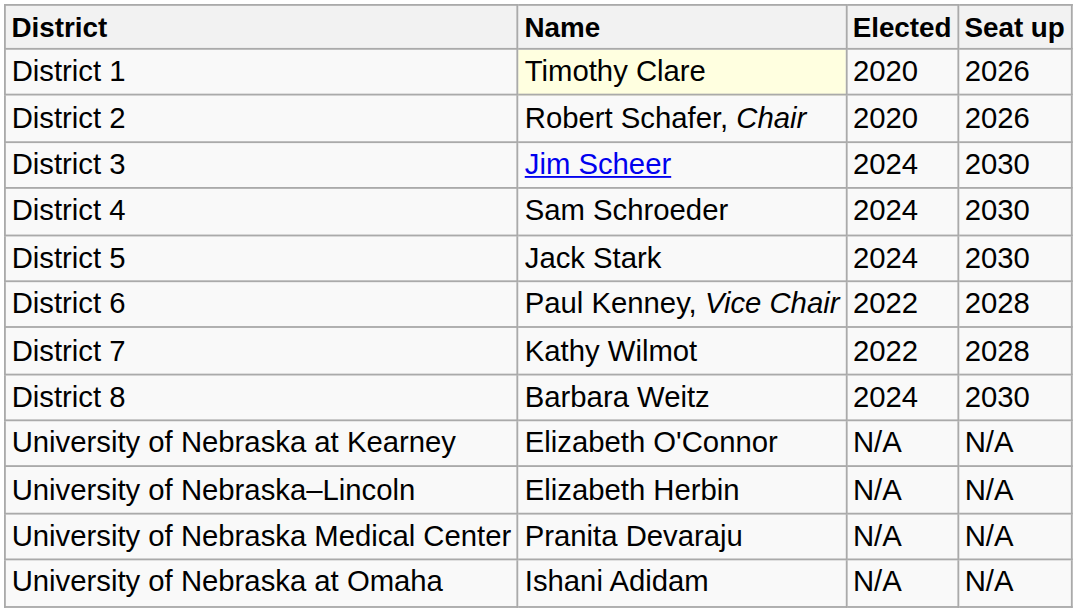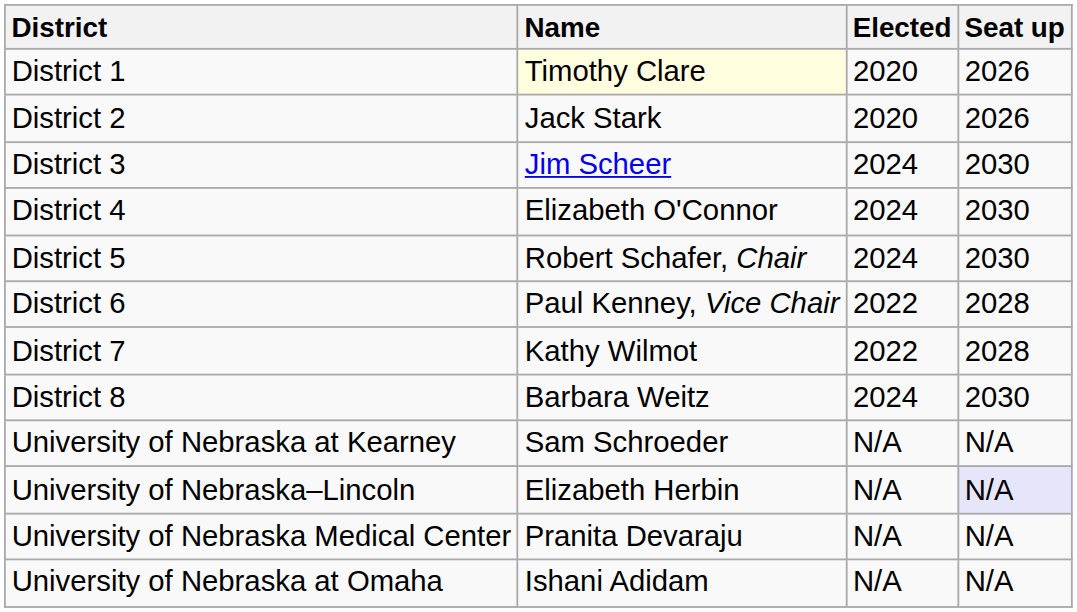(666, 118) Robert Schafer, Chair -> (593, 118) Jack Stark
(626, 211) Sam Schroeder -> (651, 211) Elizabeth O'Connor
(593, 257) Jack Stark -> (666, 257) Robert Schafer, Chair
(651, 443) Elizabeth O'Connor -> (626, 443) Sam Schroeder
(989, 489) no background -> (989, 489) lavender background
